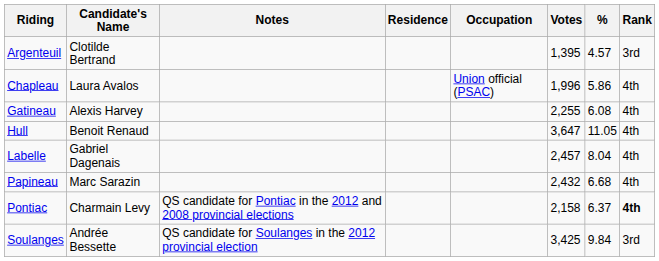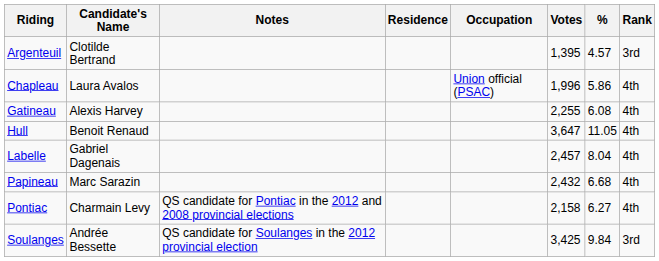(600, 207) 6.37 -> (600, 207) 6.27
(632, 207) bold -> (631, 207) normal
